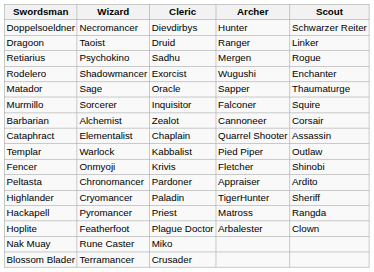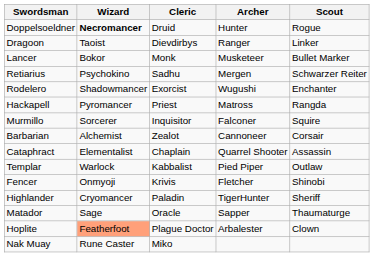(109, 27) normal -> (111, 27) bold
(175, 27) Dievdirbys -> (163, 27) Druid
(329, 27) Schwarzer Reiter -> (306, 27) Rogue
(163, 43) Druid -> (175, 43) Dievdirbys
+ row: (21, 58)
(306, 58) Rogue -> (329, 74) Schwarzer Reiter
rows swapped: (24, 89) <-> (28, 213)
- row: (24, 182)
(104, 228) no background -> (104, 228) lightsalmon background
- row: (41, 259)
